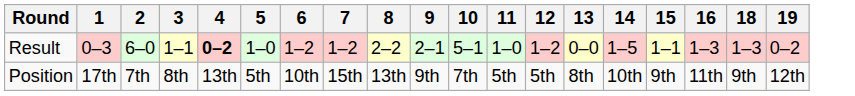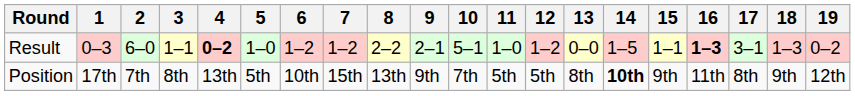+ column: (748, 18)
(704, 47) normal -> (706, 47) bold
(625, 76) normal -> (626, 76) bold
